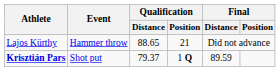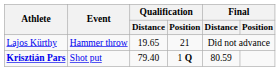(149, 43) 88.65 -> (149, 43) 19.65
(149, 58) 79.37 -> (149, 58) 79.40
(221, 58) 89.59 -> (221, 58) 80.59
